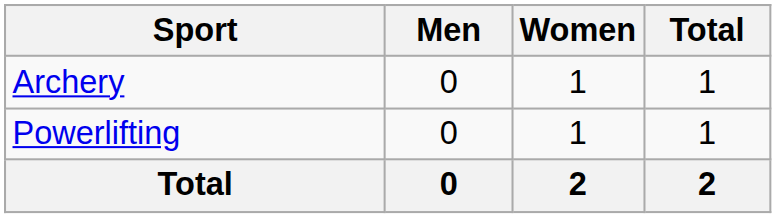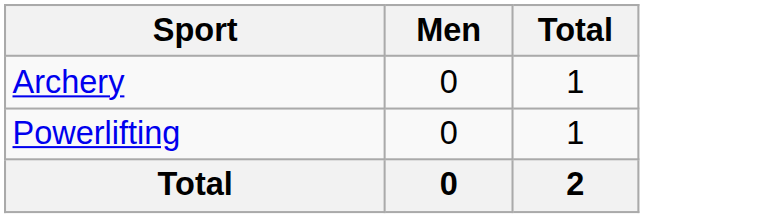- column: (578, 30)
